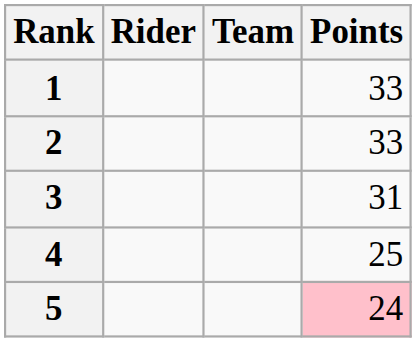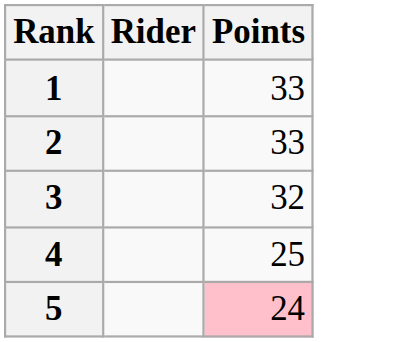- column: (253, 32)
(386, 198) 31 -> (288, 198) 32
